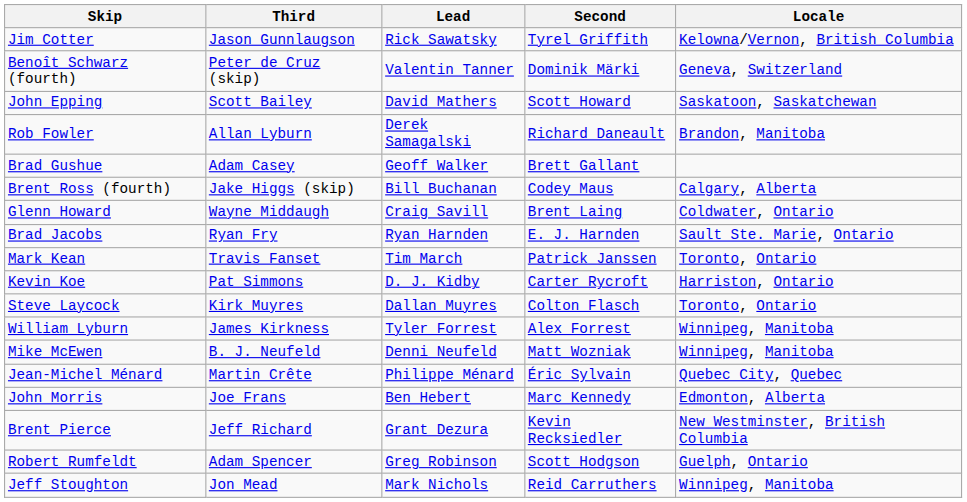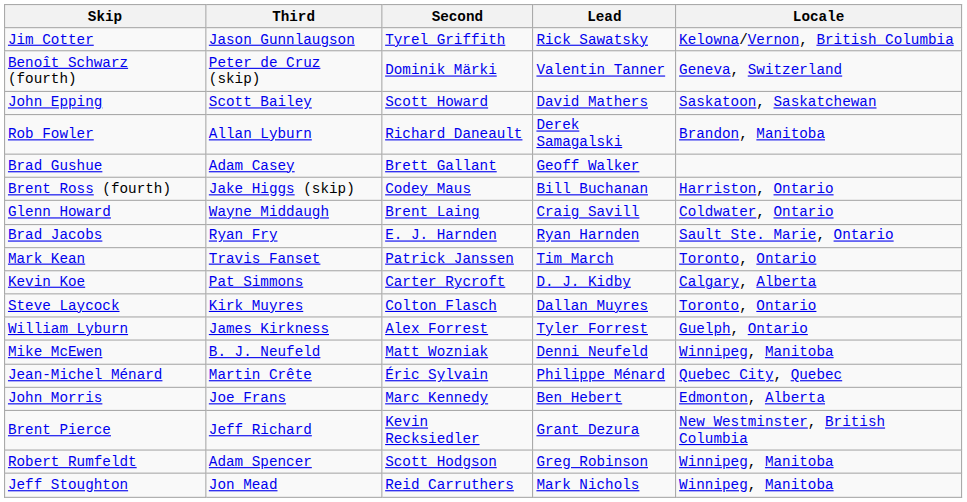columns swapped: (600, 16) <-> (453, 16)
(748, 189) Calgary, Alberta -> (756, 189) Harriston, Ontario
(756, 282) Harriston, Ontario -> (748, 282) Calgary, Alberta
(756, 329) Winnipeg, Manitoba -> (743, 329) Guelph, Ontario
(743, 462) Guelph, Ontario -> (756, 462) Winnipeg, Manitoba
